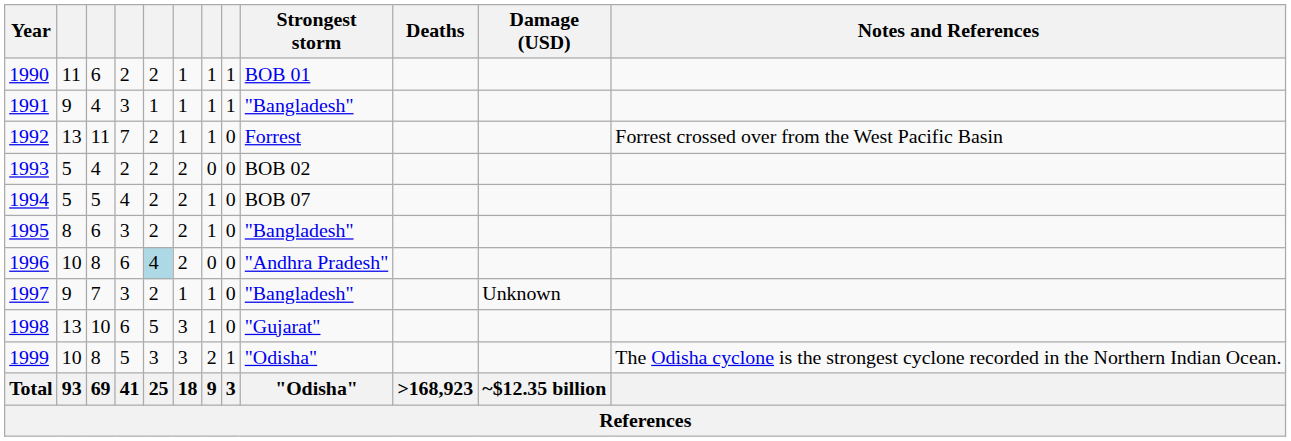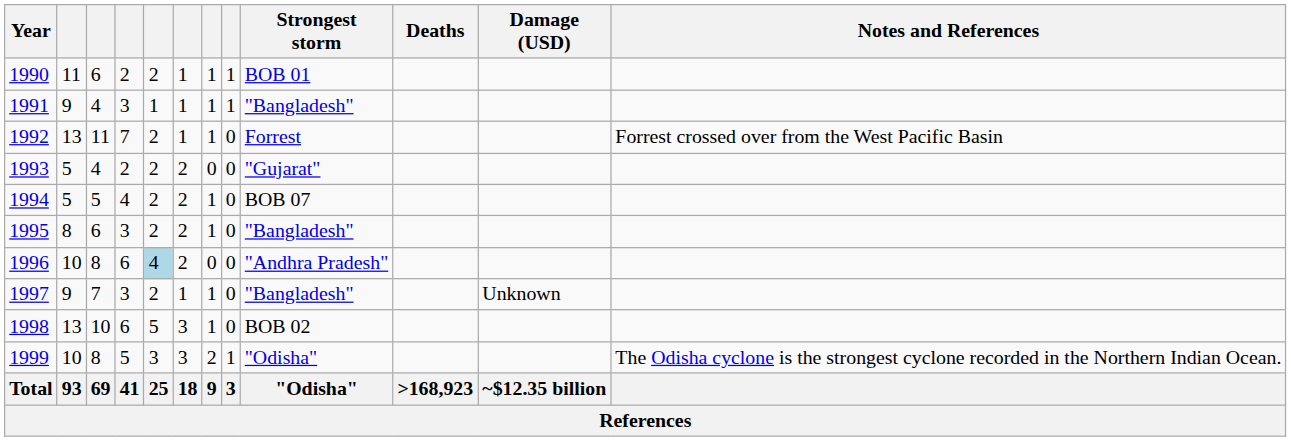(278, 168) BOB 02 -> (283, 168) "Gujarat"
(283, 325) "Gujarat" -> (278, 325) BOB 02
